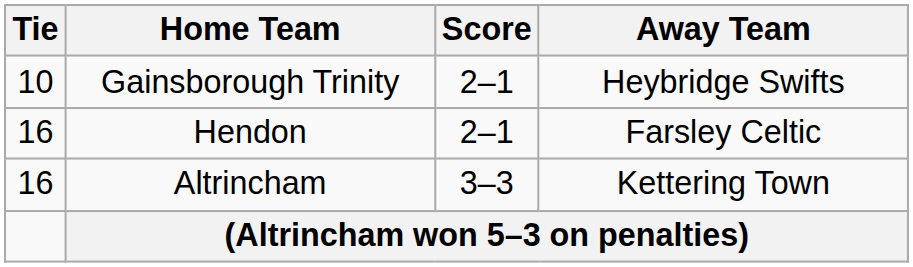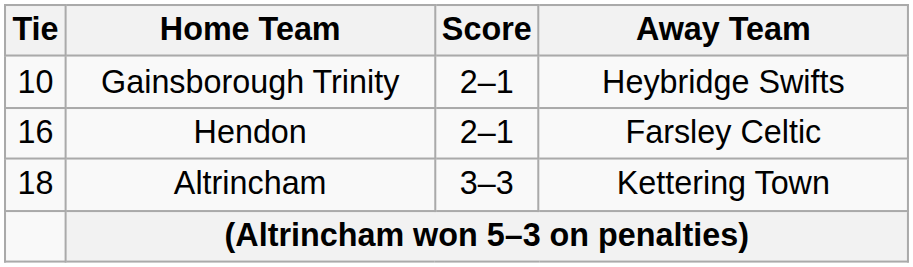(36, 183) 16 -> (36, 183) 18
